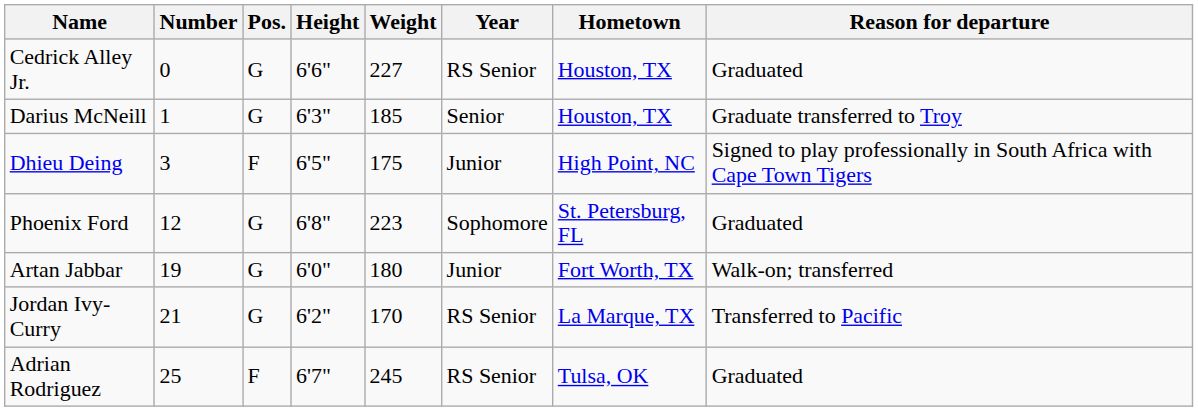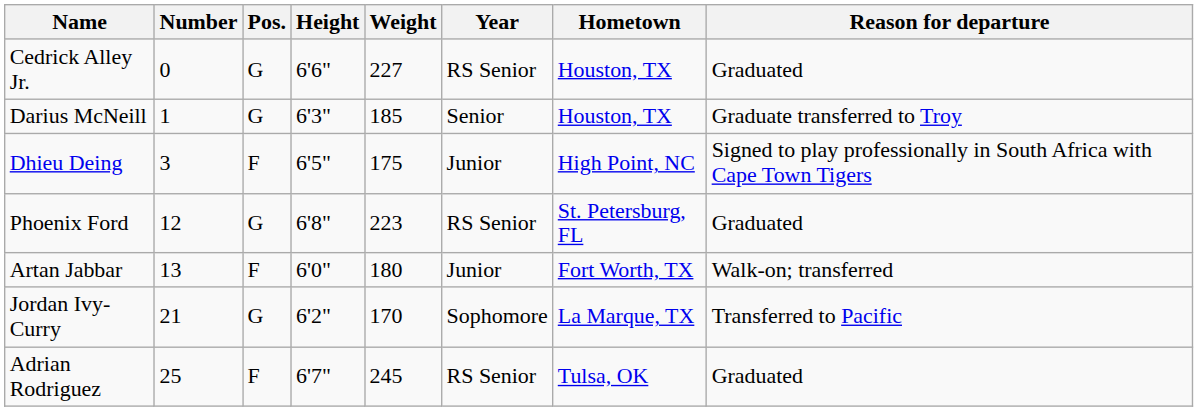(497, 222) Sophomore -> (491, 222) RS Senior
(171, 269) 19 -> (171, 269) 13
(256, 269) G -> (254, 269) F
(491, 316) RS Senior -> (497, 316) Sophomore
